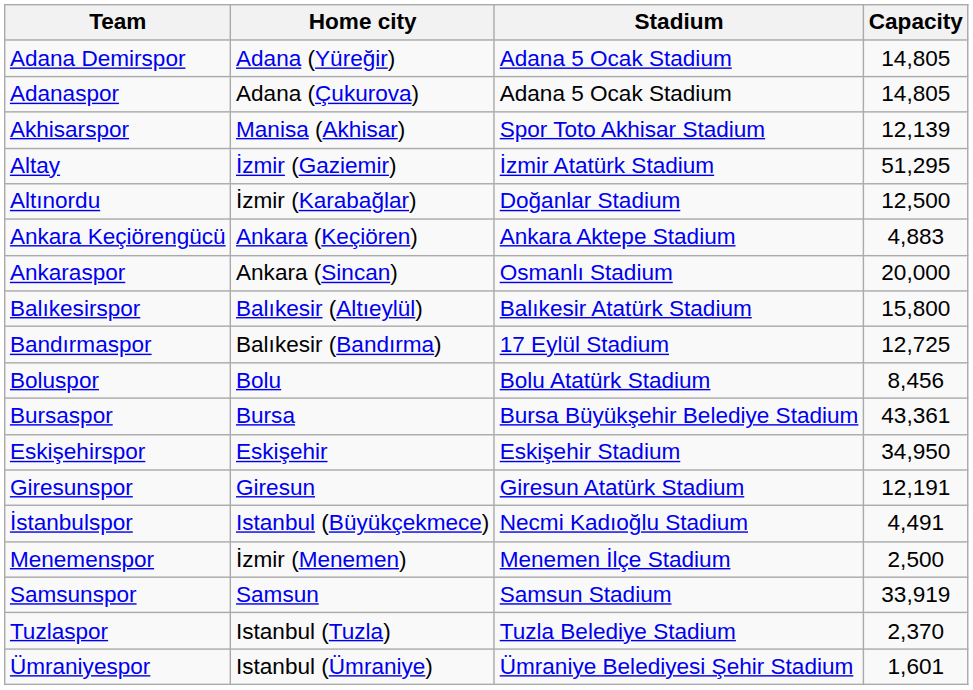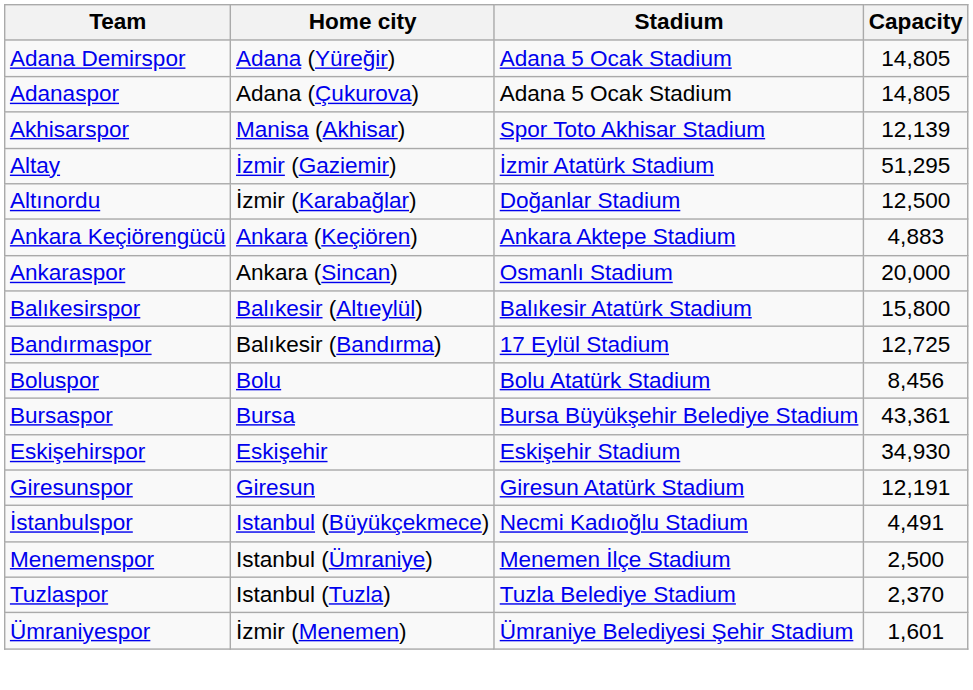(916, 451) 34,950 -> (916, 451) 34,930
(321, 559) İzmir (Menemen) -> (334, 559) Istanbul (Ümraniye)
- row: (73, 594)
(334, 666) Istanbul (Ümraniye) -> (321, 630) İzmir (Menemen)
